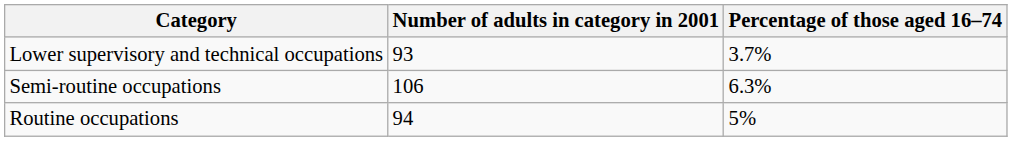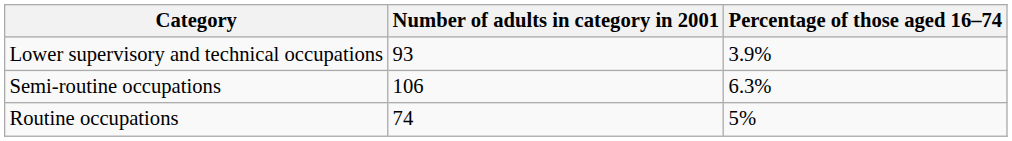(750, 53) 3.7% -> (750, 53) 3.9%
(403, 119) 94 -> (403, 119) 74
